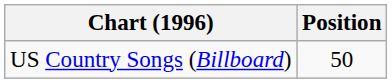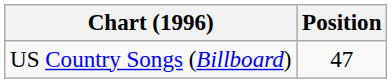(342, 59) 50 -> (342, 59) 47
